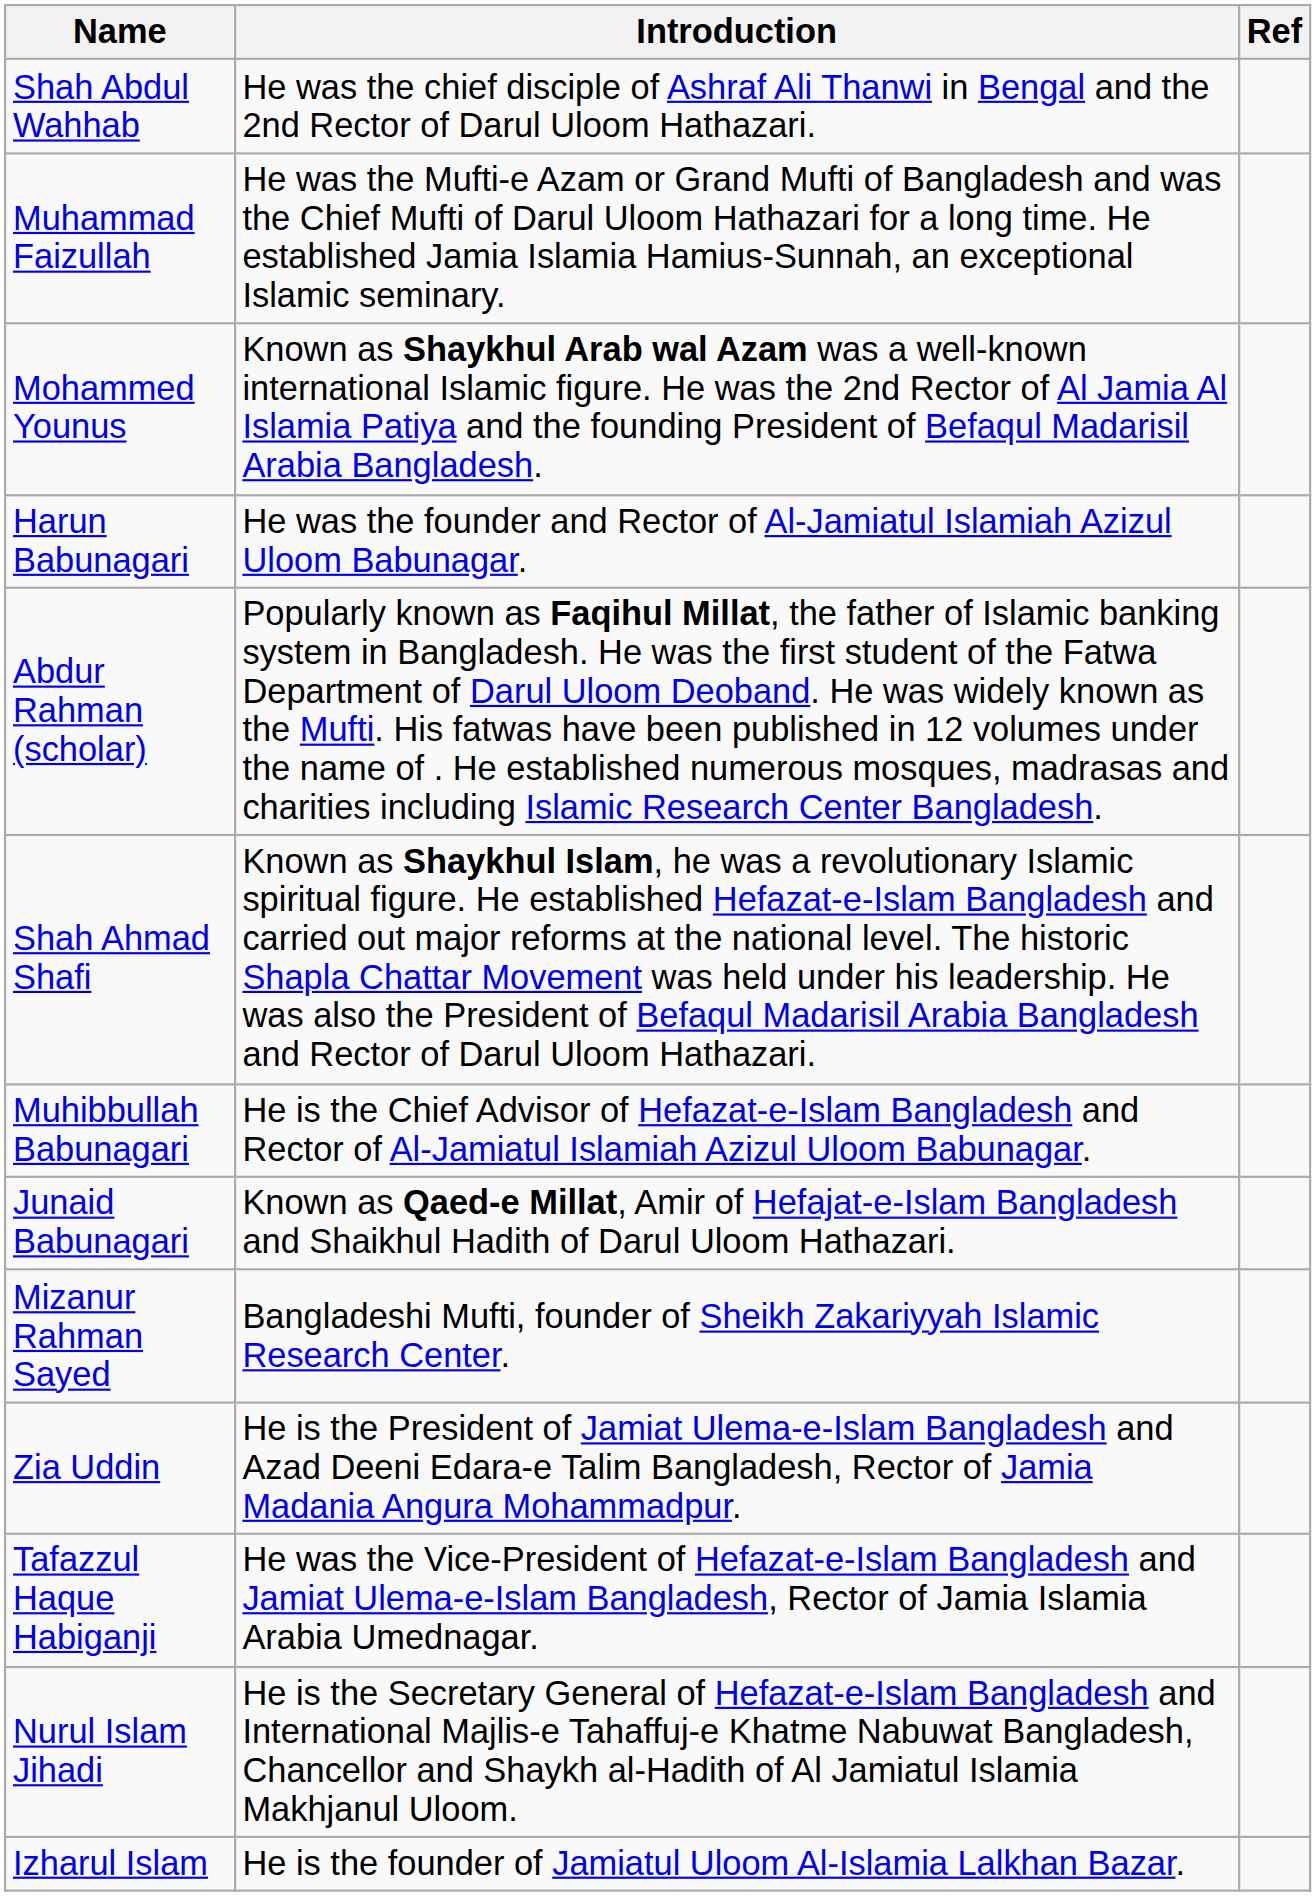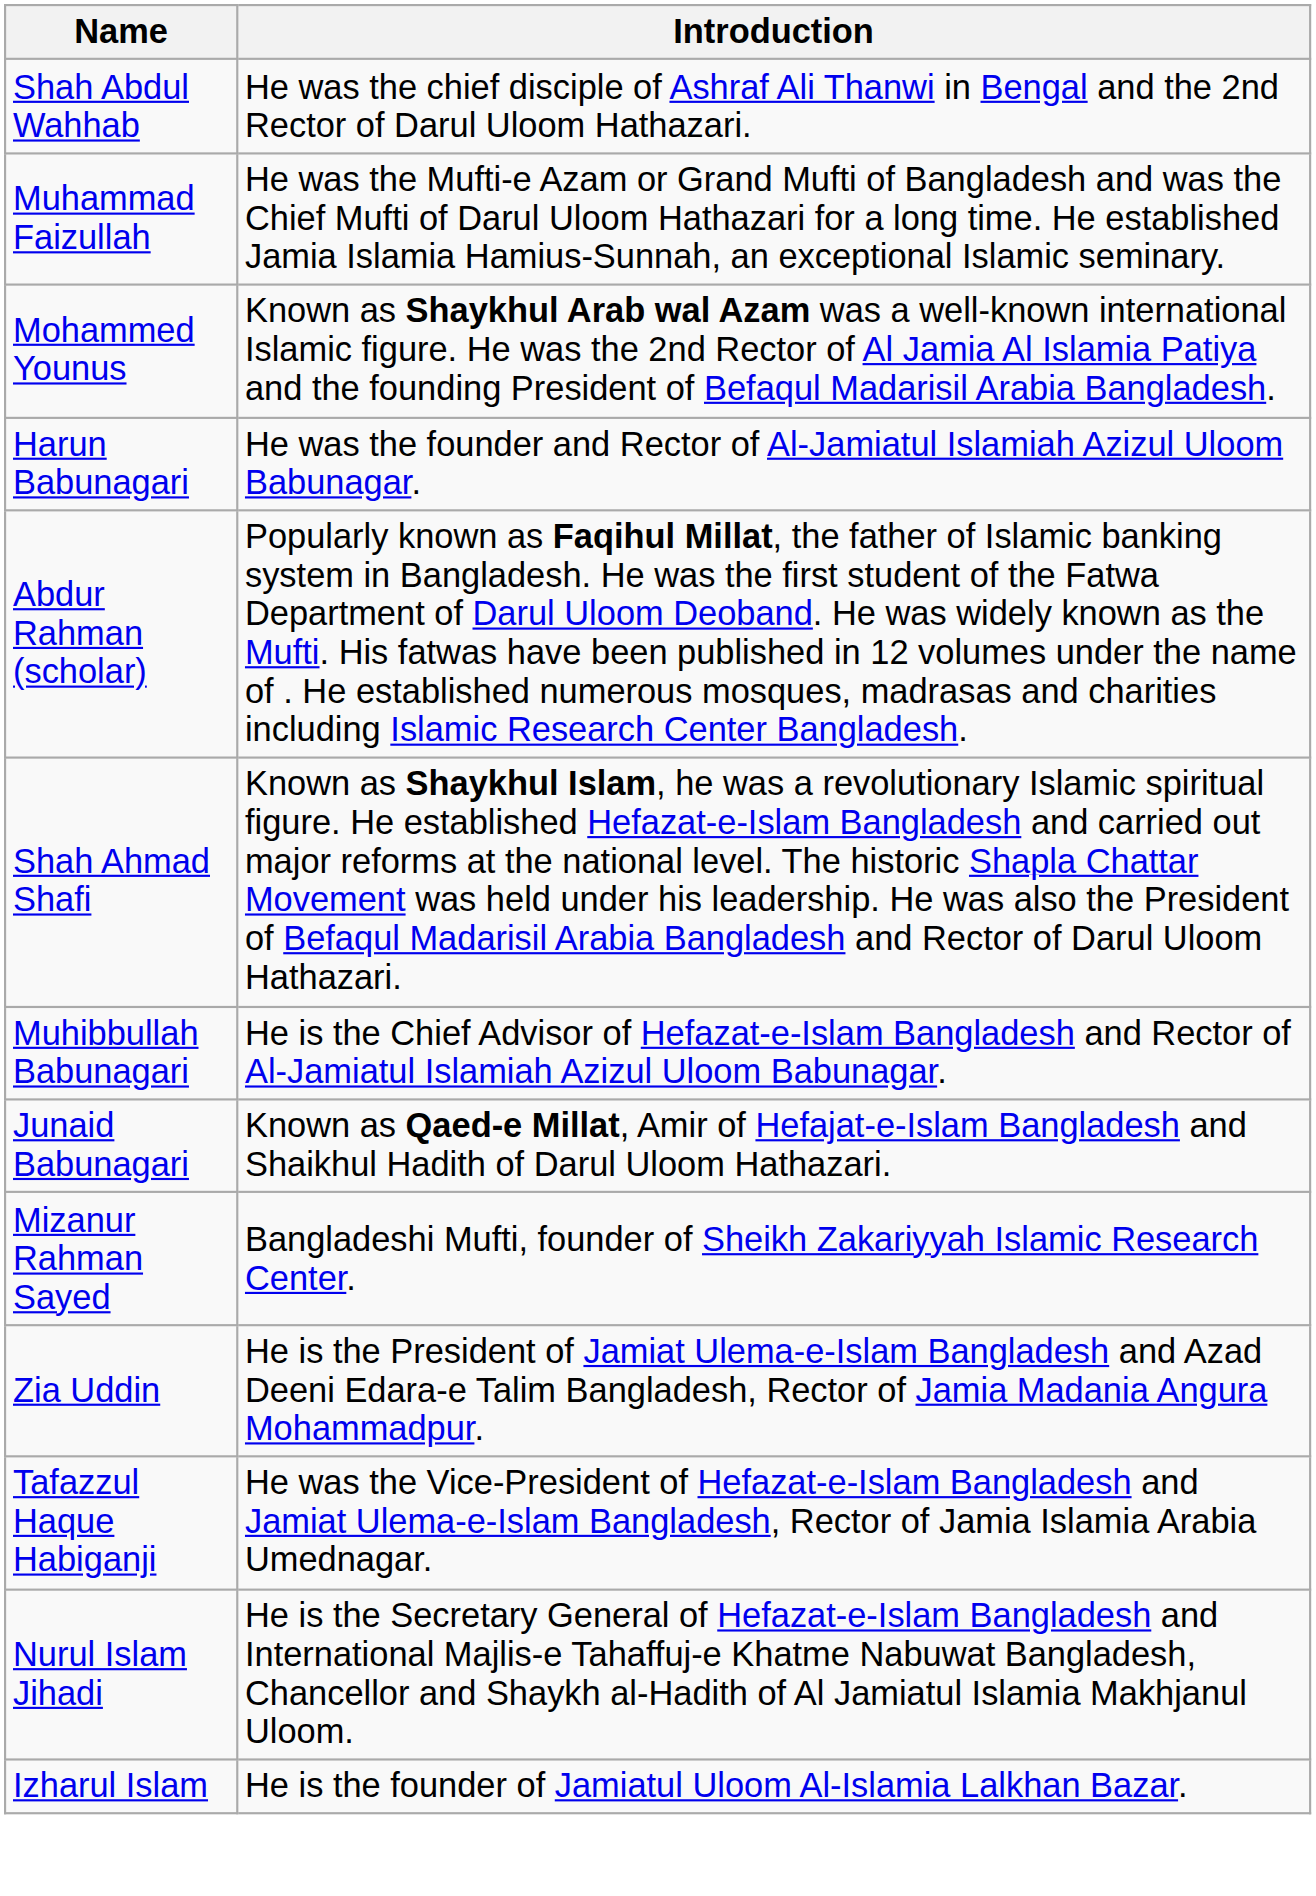- column: (1274, 31)
